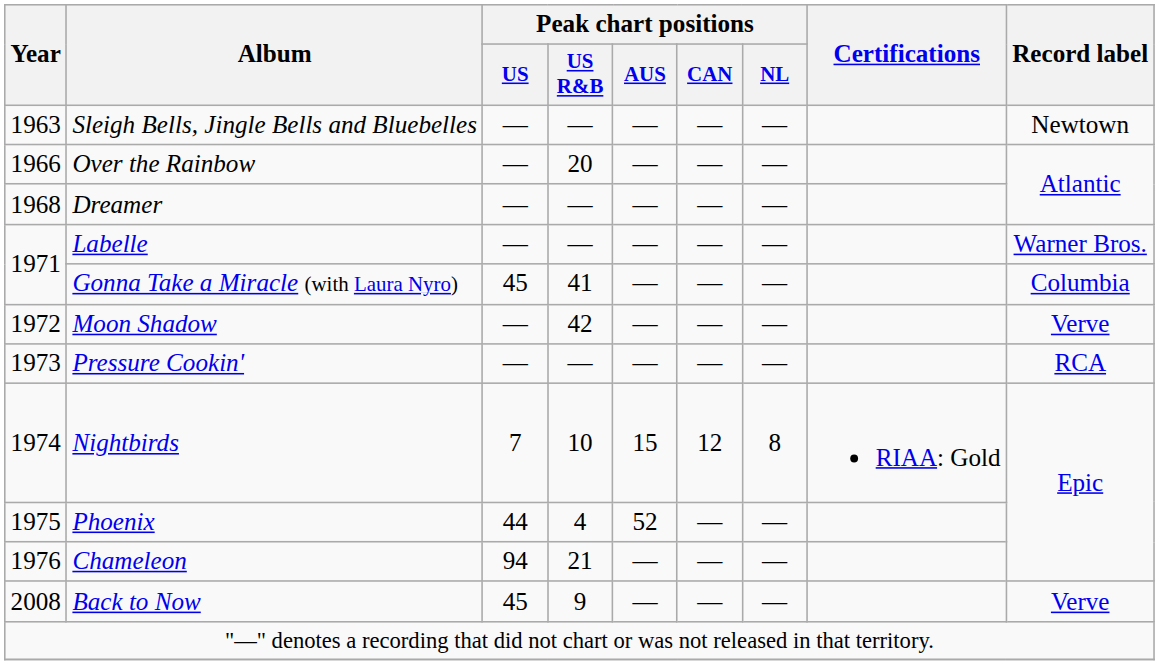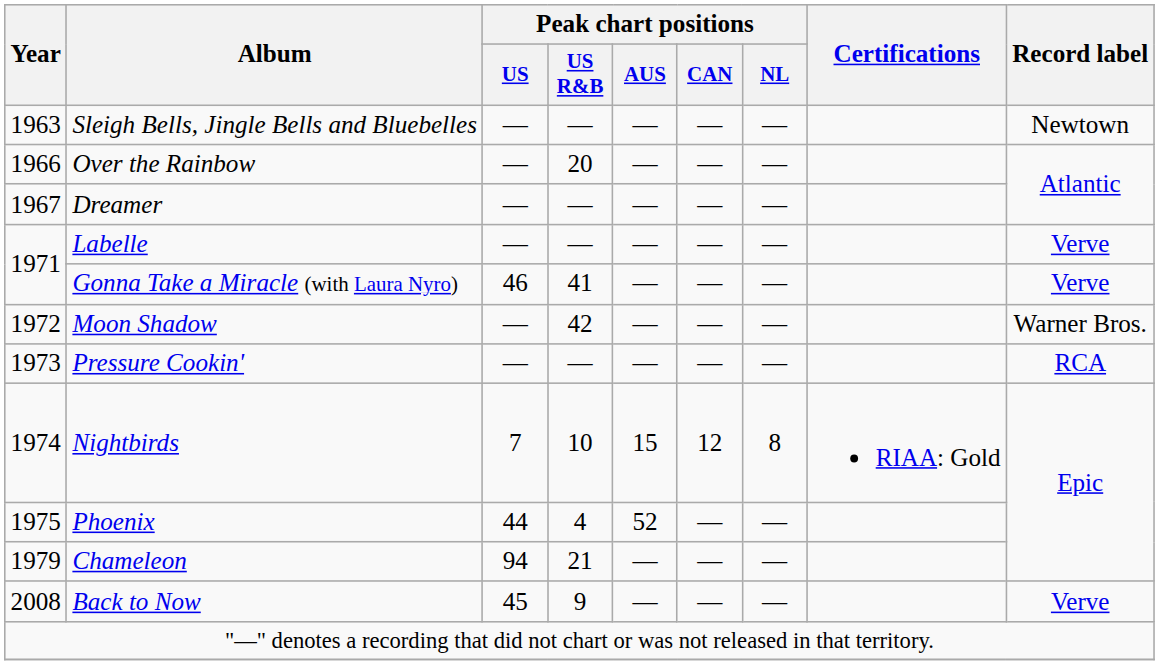(36, 204) 1968 -> (36, 204) 1967
(1080, 243) Warner Bros. -> (1080, 243) Verve
(515, 283) 45 -> (515, 283) 46
(1080, 283) Columbia -> (1080, 283) Verve
(1080, 323) Verve -> (1080, 323) Warner Bros.
(36, 561) 1976 -> (36, 561) 1979
